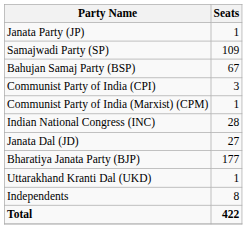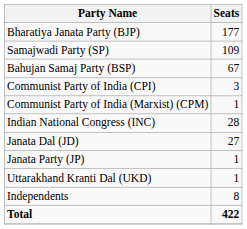rows swapped: (73, 159) <-> (46, 31)
